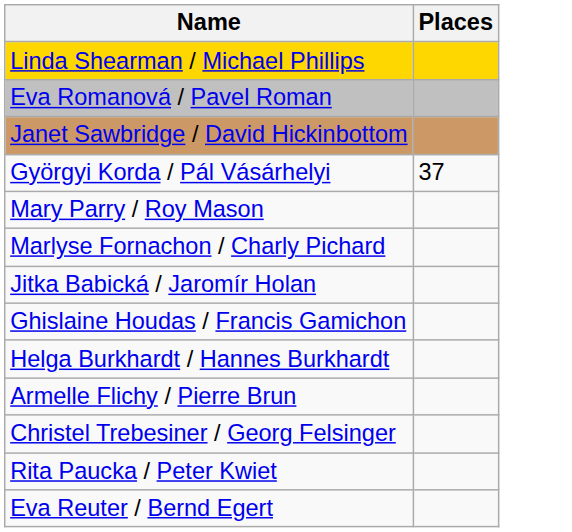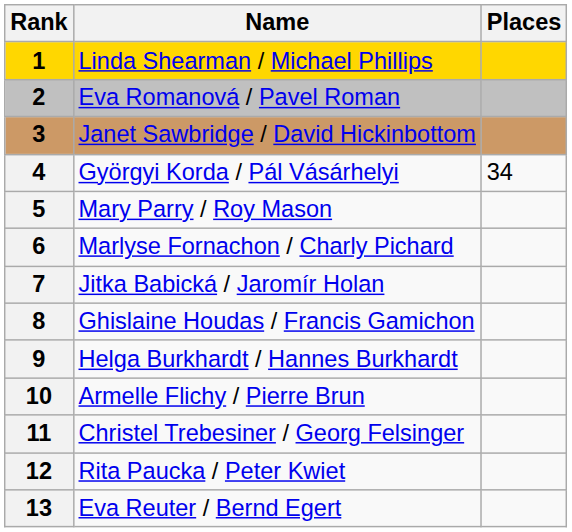+ column: (39, 23)
(432, 172) 37 -> (500, 172) 34
